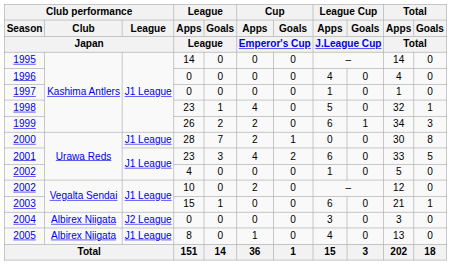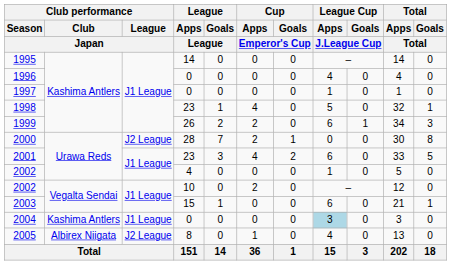(148, 140) J1 League -> (148, 140) J2 League
(84, 220) Albirex Niigata -> (84, 220) Kashima Antlers
(148, 220) J2 League -> (148, 220) J1 League
(330, 220) no background -> (330, 220) lightblue background
(148, 236) J1 League -> (148, 236) J2 League
